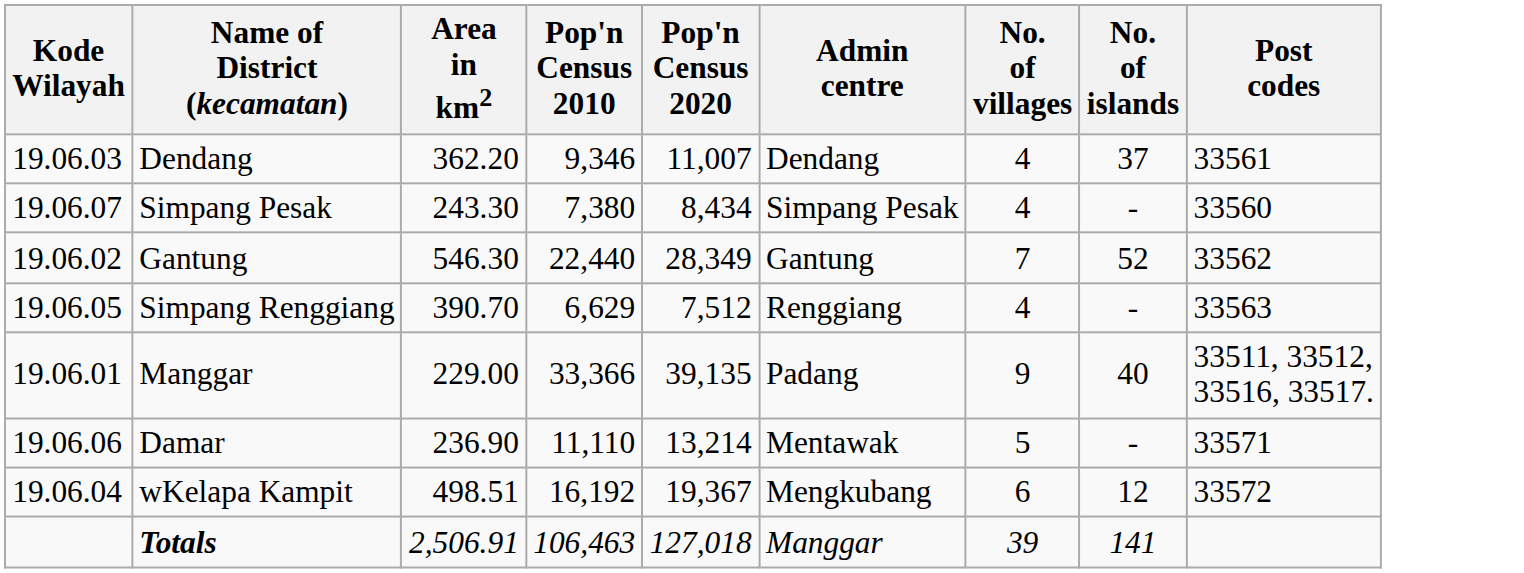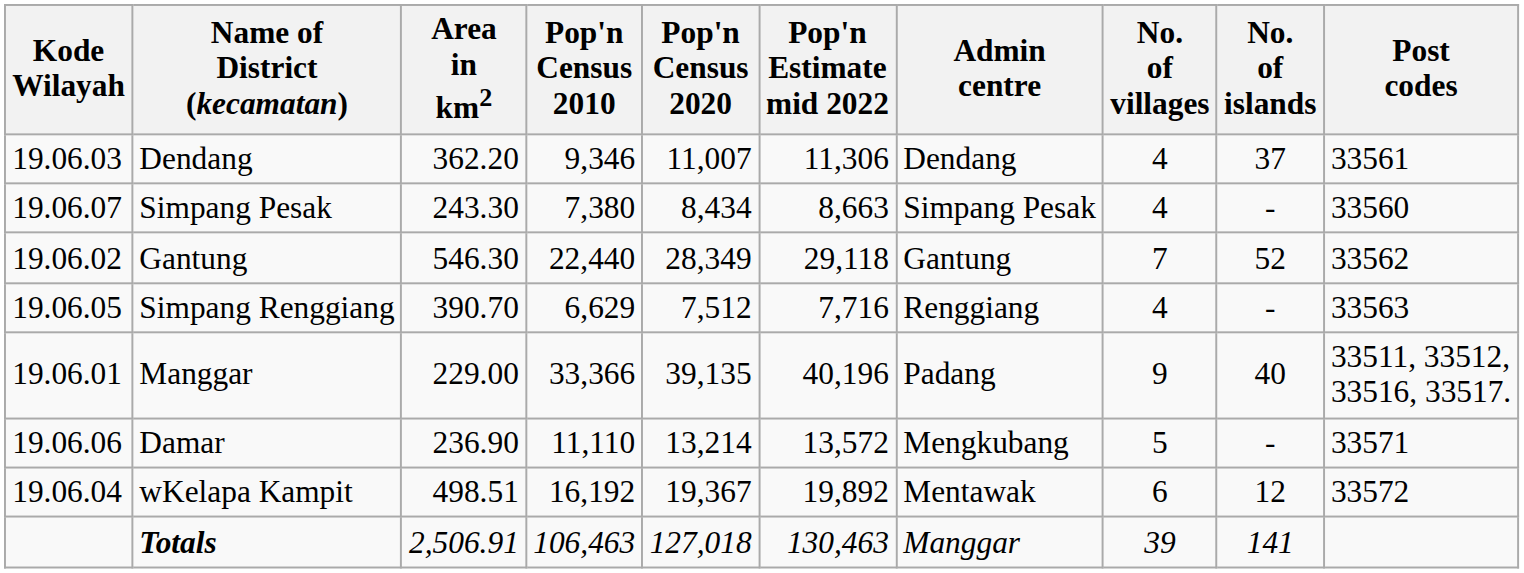+ column: (827, 68)
(832, 442) Mentawak -> (986, 442) Mengkubang
(849, 491) Mengkubang -> (969, 491) Mentawak
